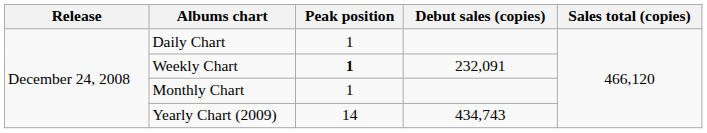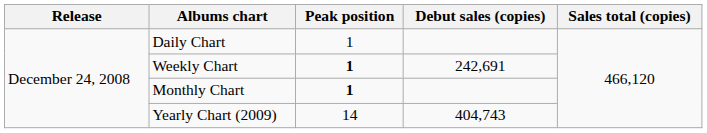(480, 66) 232,091 -> (480, 66) 242,691
(350, 90) normal -> (350, 90) bold
(480, 115) 434,743 -> (480, 115) 404,743
